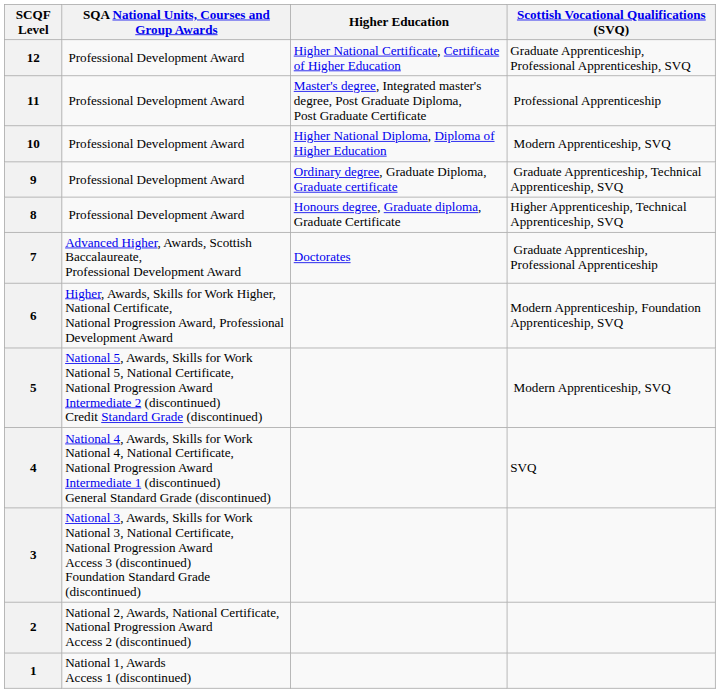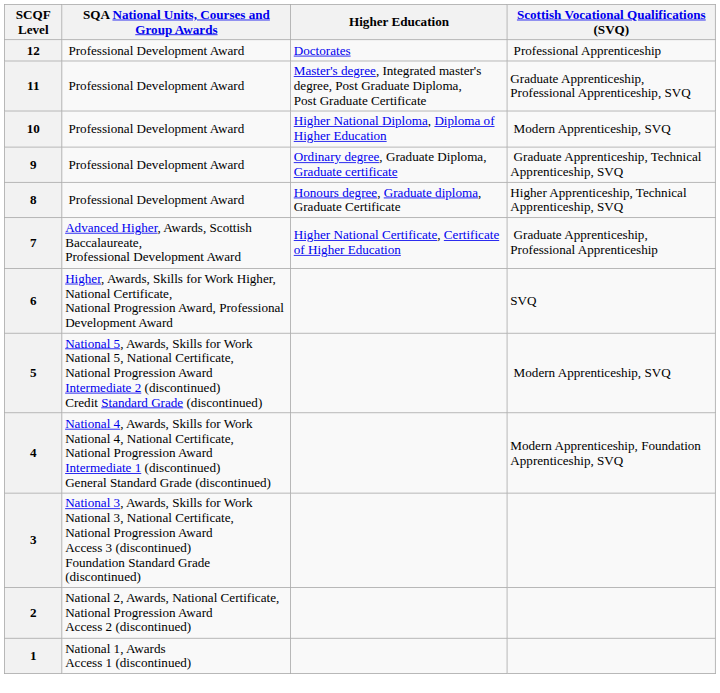(396, 57) Higher National Certificate, Certificate of Higher Education -> (322, 50) Doctorates
(601, 57) Graduate Apprenticeship, Professional Apprenticeship, SVQ -> (586, 50) Professional Apprenticeship
(586, 100) Professional Apprenticeship -> (601, 86) Graduate Apprenticeship, Professional Apprenticeship, SVQ
(322, 257) Doctorates -> (396, 243) Higher National Certificate, Certificate of Higher Education
(606, 315) Modern Apprenticeship, Foundation Apprenticeship, SVQ -> (523, 300) SVQ
(523, 467) SVQ -> (606, 453) Modern Apprenticeship, Foundation Apprenticeship, SVQ
